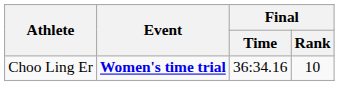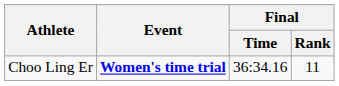(313, 68) 10 -> (313, 68) 11
